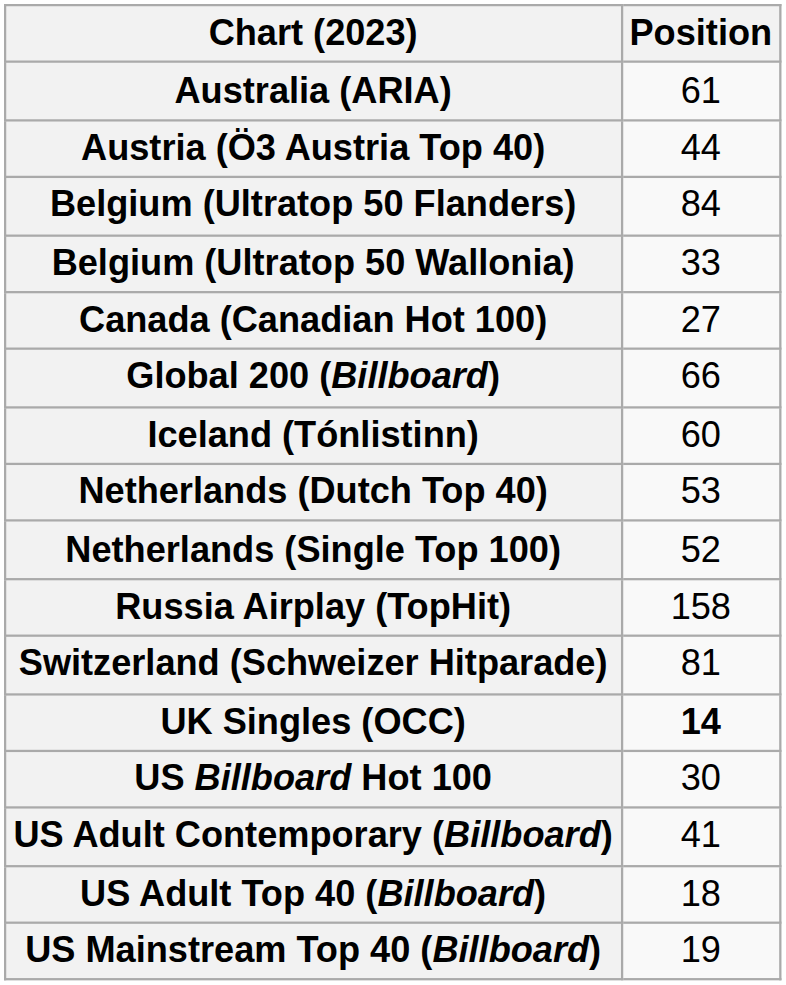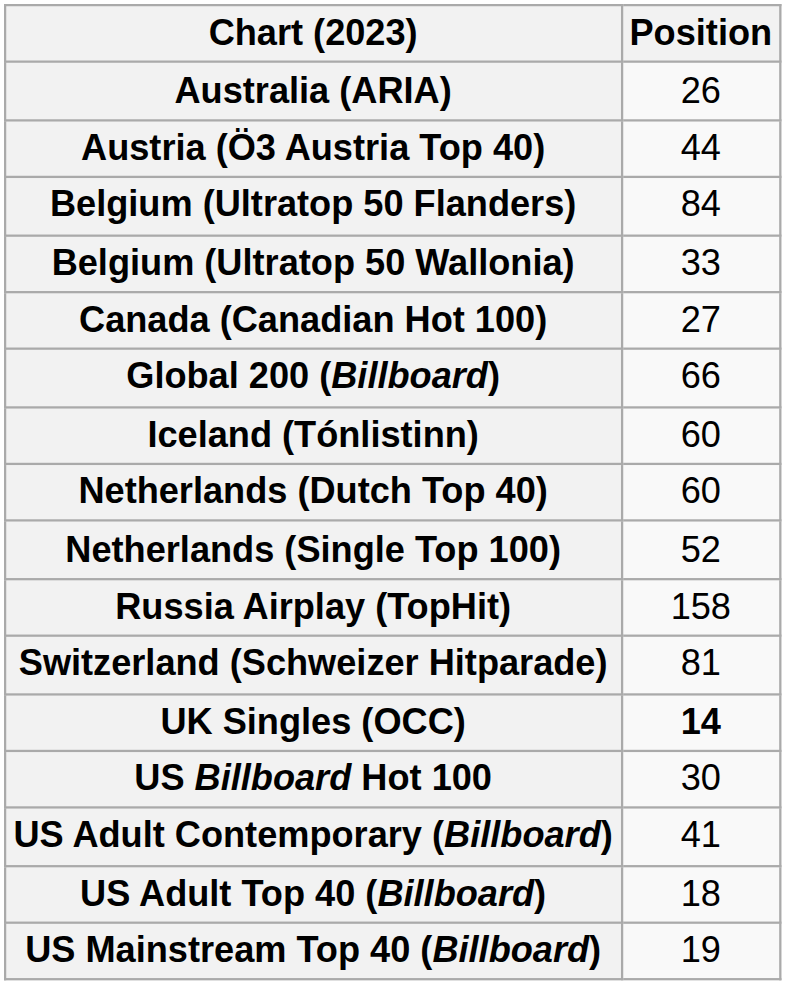(701, 90) 61 -> (701, 90) 26
(701, 491) 53 -> (701, 491) 60
